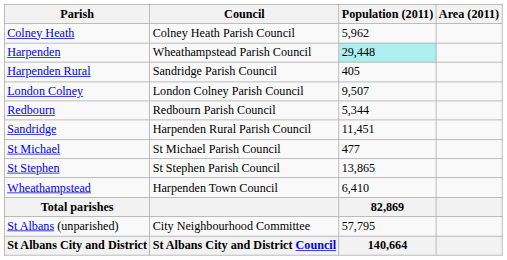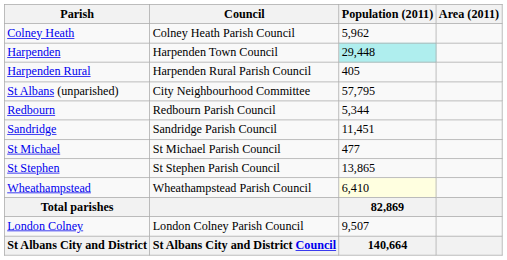(232, 52) Wheathampstead Parish Council -> (215, 52) Harpenden Town Council
(215, 71) Sandridge Parish Council -> (232, 71) Harpenden Rural Parish Council
rows swapped: (45, 91) <-> (63, 226)
(232, 129) Harpenden Rural Parish Council -> (215, 129) Sandridge Parish Council
(215, 187) Harpenden Town Council -> (232, 187) Wheathampstead Parish Council
(355, 187) no background -> (355, 187) lightyellow background
